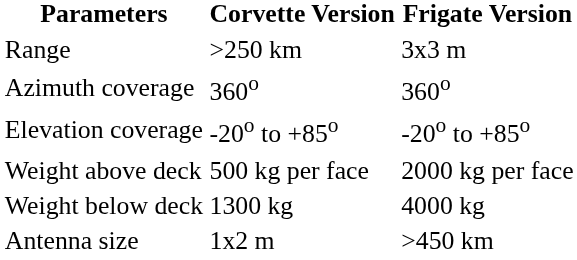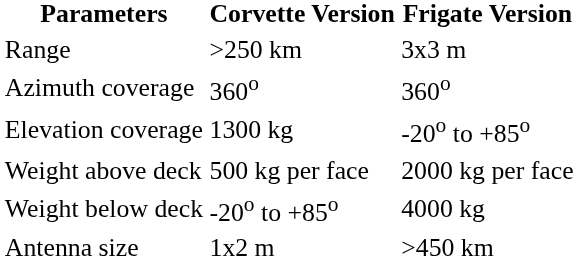(274, 130) -20o to +85o -> (251, 130) 1300 kg
(251, 205) 1300 kg -> (274, 208) -20o to +85o
